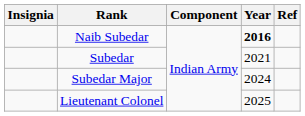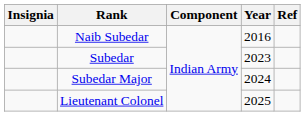(258, 36) bold -> (258, 36) normal
(258, 57) 2021 -> (258, 57) 2023
